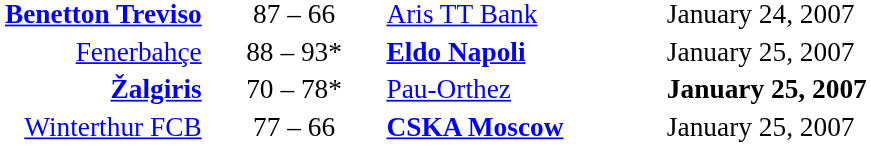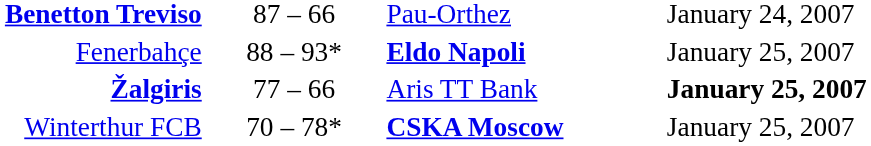(462, 14) Aris TT Bank -> (449, 14) Pau-Orthez
(294, 89) 70 – 78* -> (294, 89) 77 – 66
(449, 89) Pau-Orthez -> (462, 89) Aris TT Bank
(294, 126) 77 – 66 -> (294, 126) 70 – 78*
